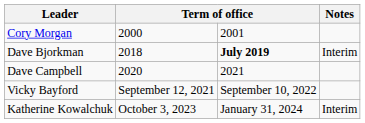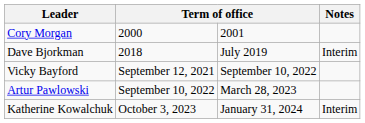(245, 52) bold -> (244, 52) normal
- row: (45, 71)
+ row: (48, 90)
